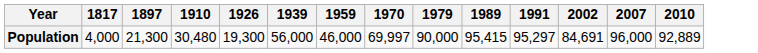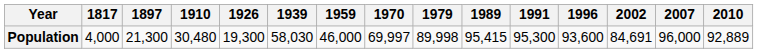+ column: (583, 15)
(292, 37) 56,000 -> (292, 37) 58,030
(437, 37) 90,000 -> (437, 37) 89,998
(534, 37) 95,297 -> (534, 37) 95,300
